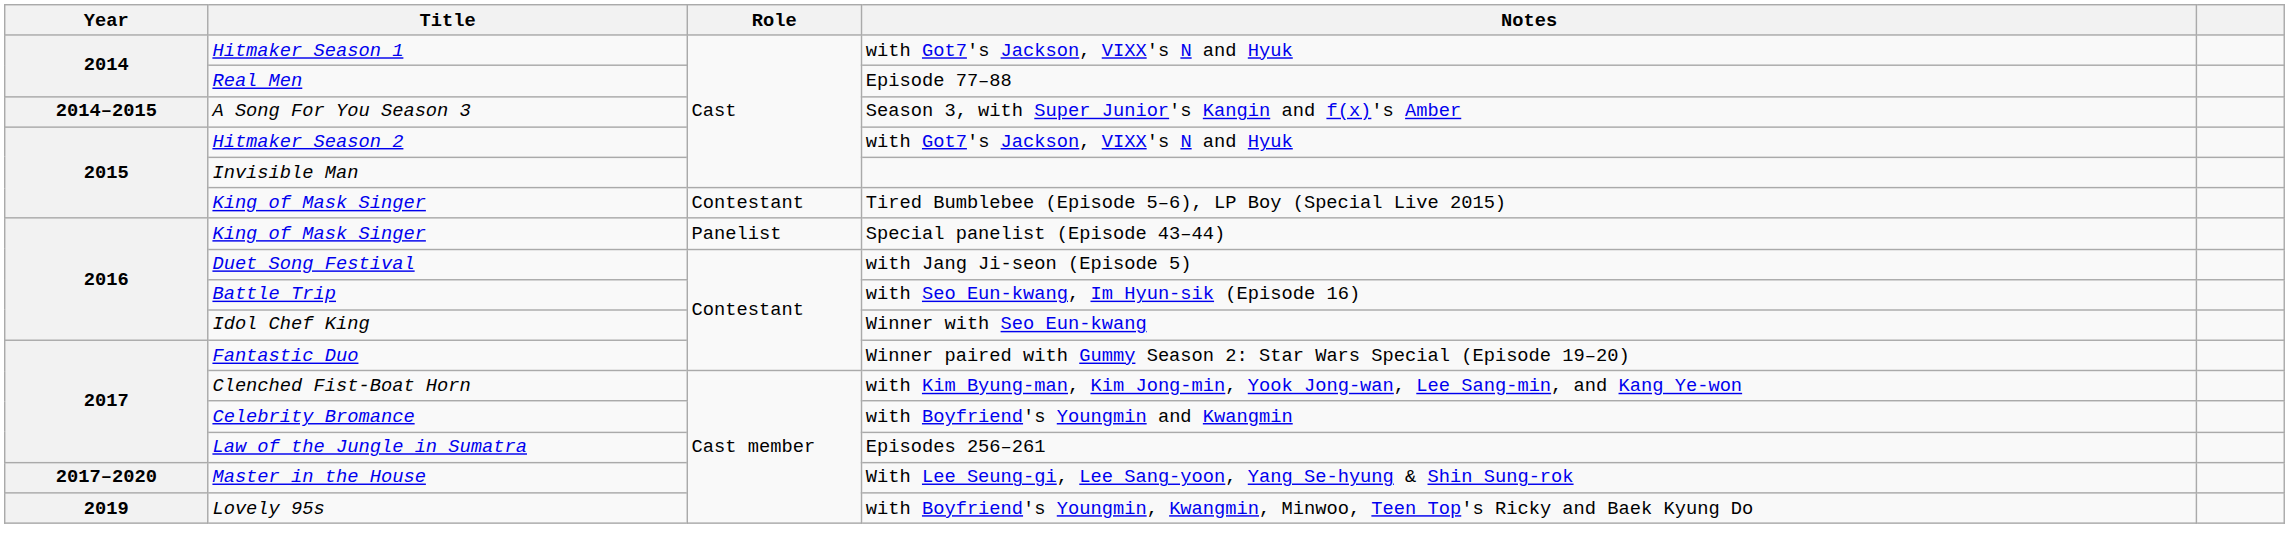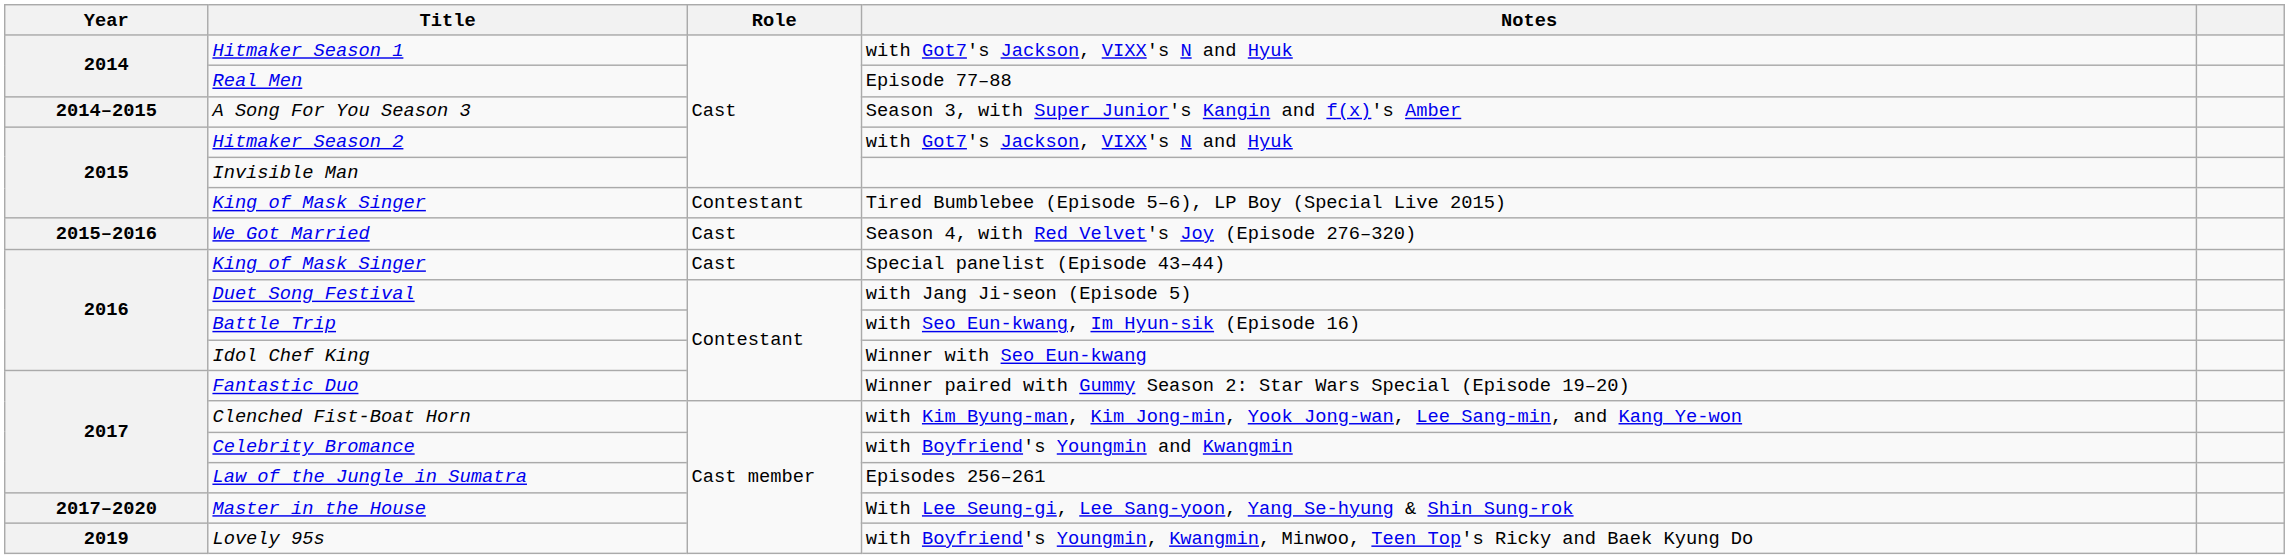+ row: (291, 234)
(736, 234) Panelist -> (714, 264) Cast
